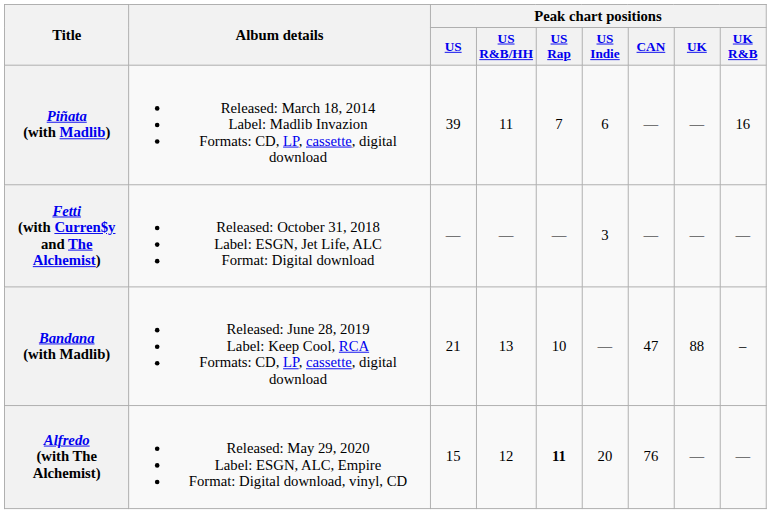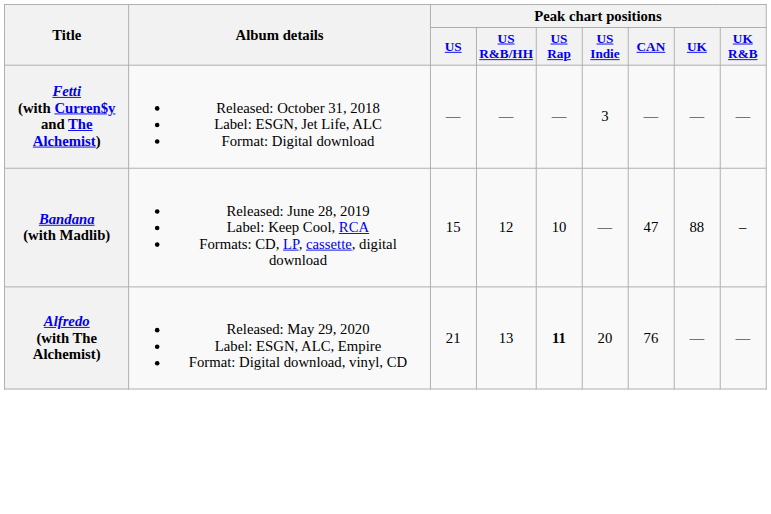- row: (67, 124)
(453, 346) 21 -> (453, 227) 15
(506, 346) 13 -> (506, 227) 12
(453, 457) 15 -> (453, 338) 21
(506, 457) 12 -> (506, 338) 13
